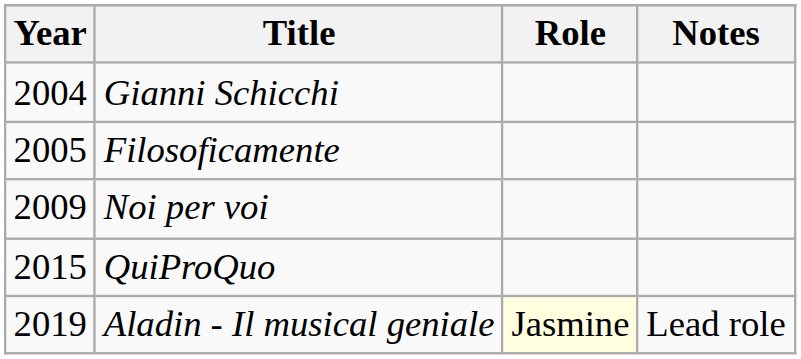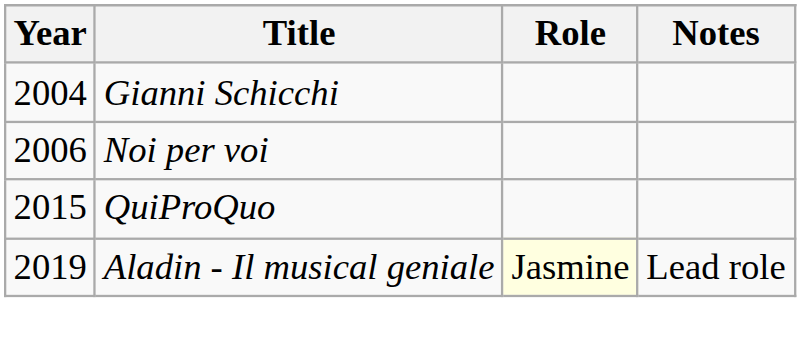- row: (222, 149)
(50, 207) 2009 -> (50, 149) 2006
